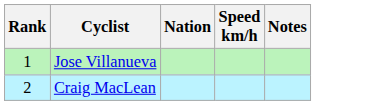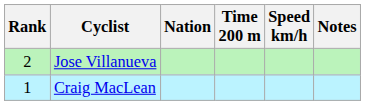+ column: (240, 26)
(27, 61) 1 -> (27, 61) 2
(27, 87) 2 -> (27, 87) 1
